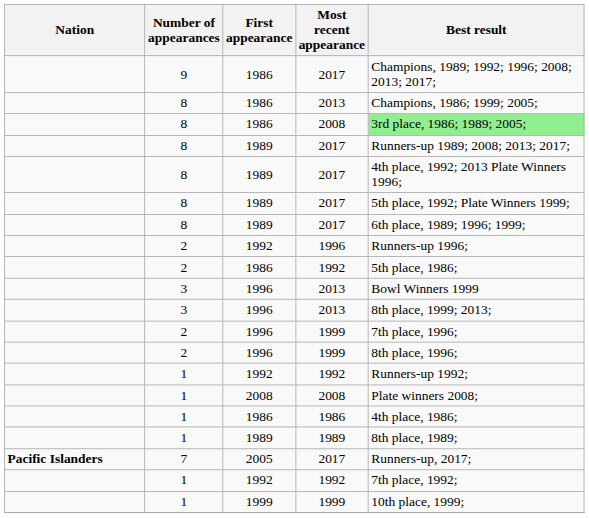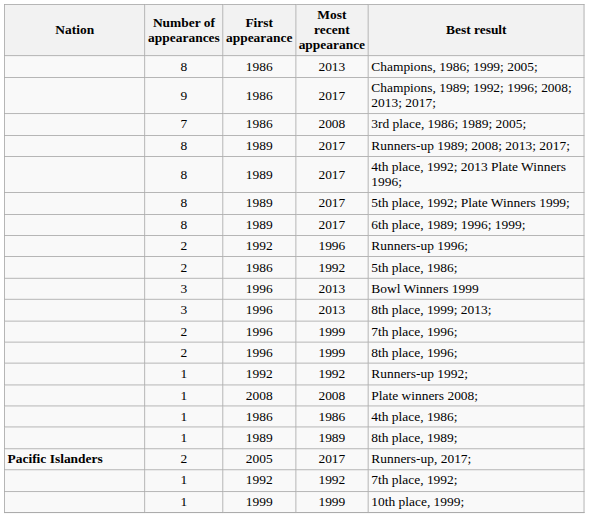rows swapped: (259, 74) <-> (259, 103)
(184, 124) 8 -> (184, 124) 7
(449, 124) lightgreen background -> (449, 124) no background
(184, 459) 7 -> (184, 459) 2
